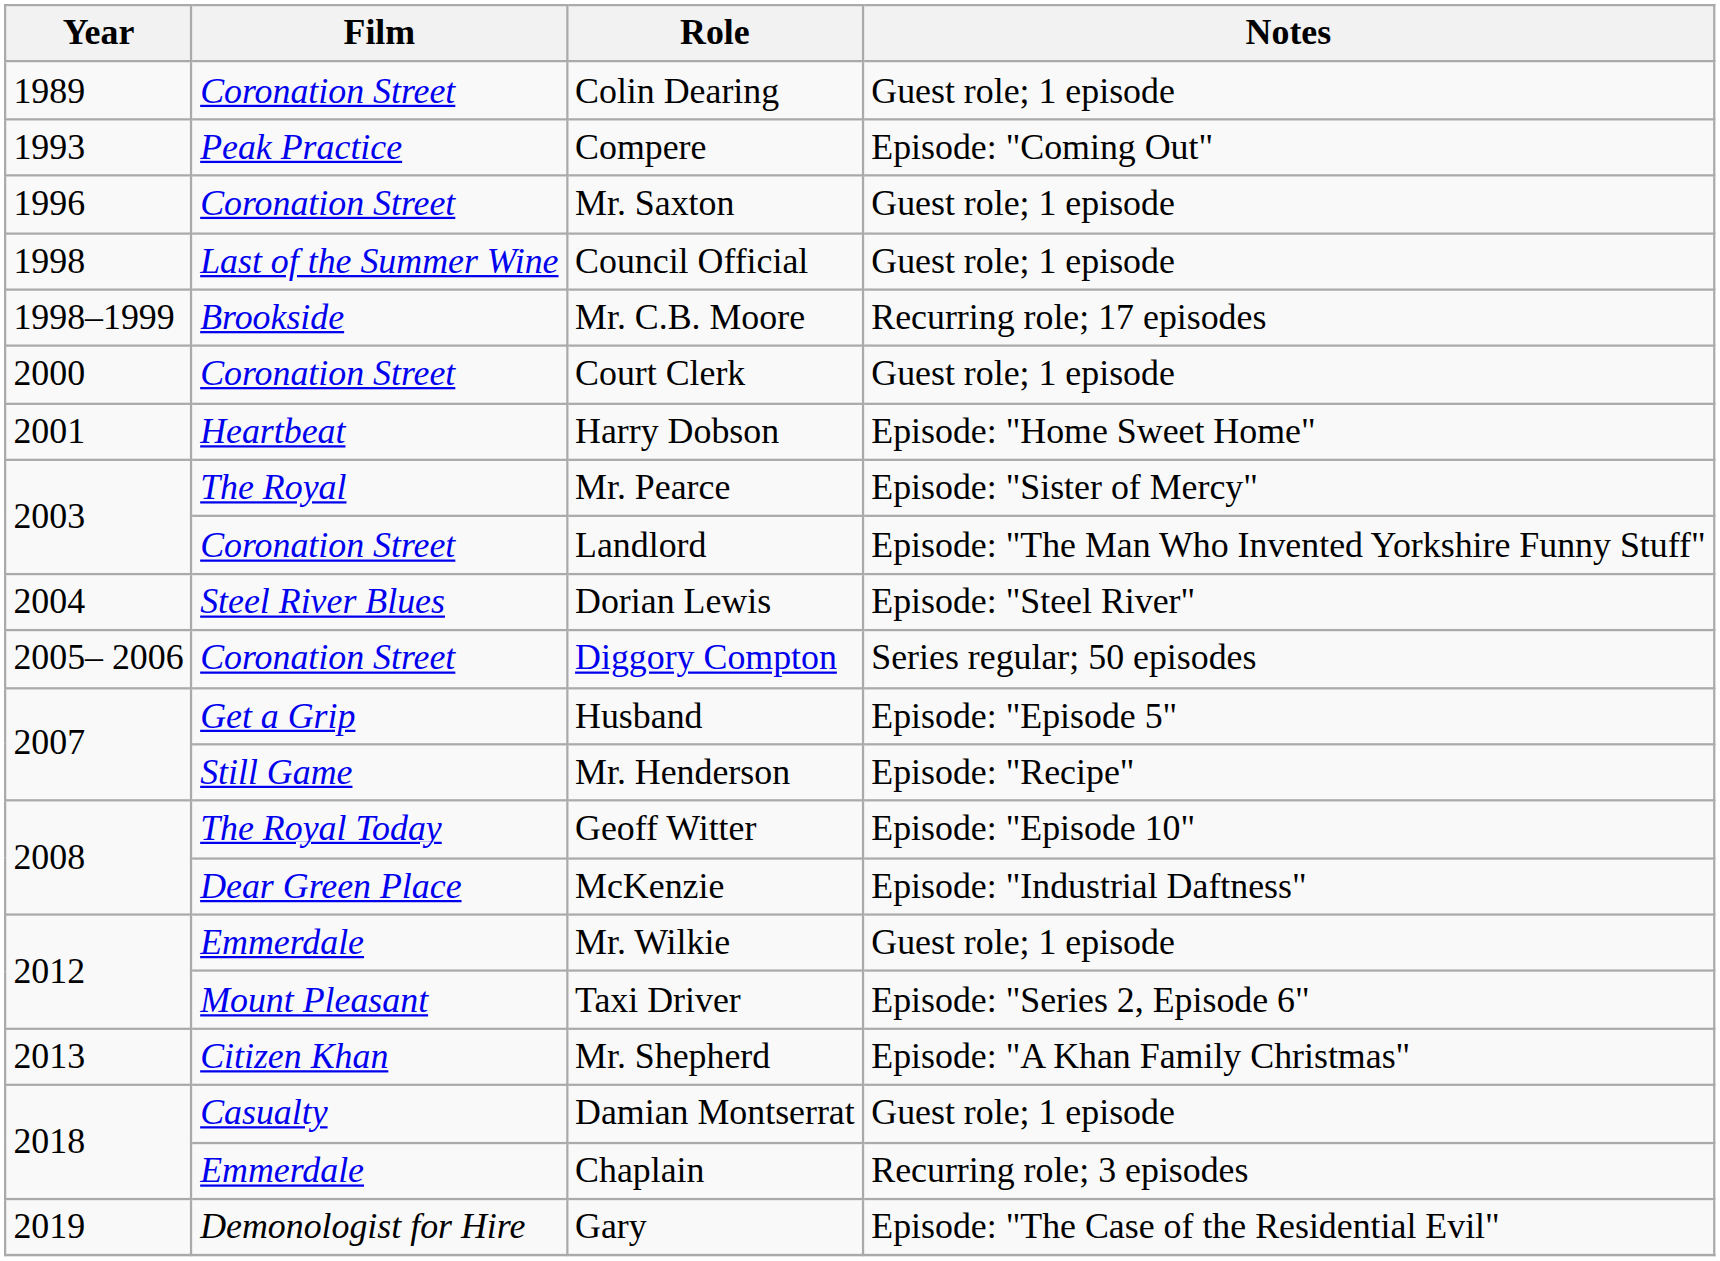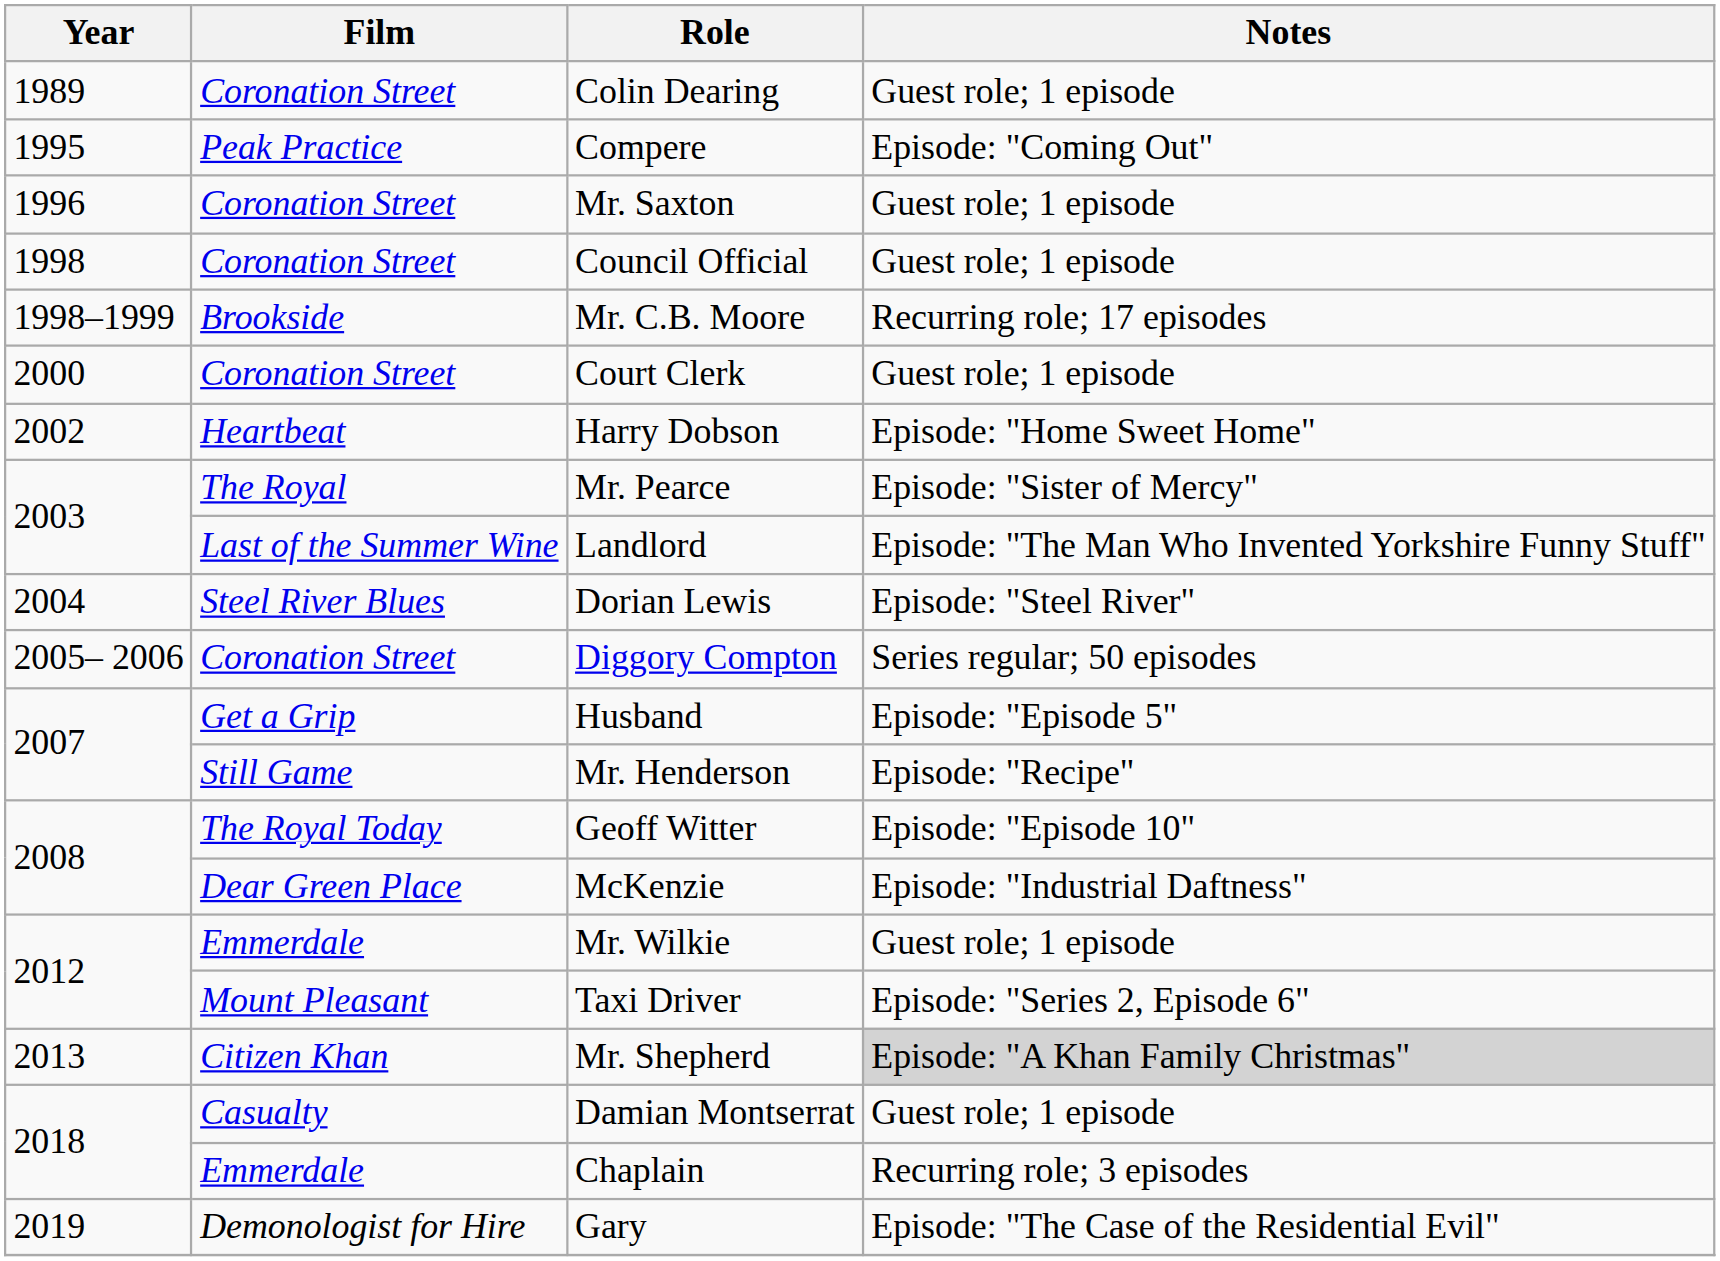(49, 146) 1993 -> (49, 146) 1995
(379, 260) Last of the Summer Wine -> (328, 260) Coronation Street
(49, 430) 2001 -> (49, 430) 2002
(328, 544) Coronation Street -> (379, 544) Last of the Summer Wine
(1141, 1056) no background -> (1141, 1056) lightgrey background
